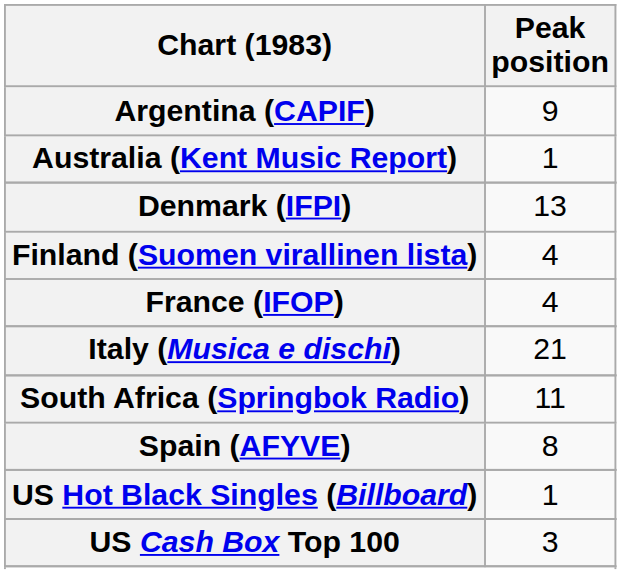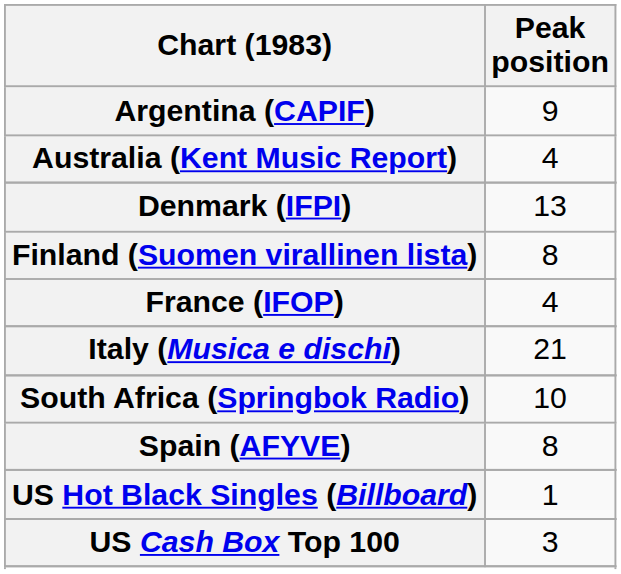(550, 158) 1 -> (550, 158) 4
(550, 254) 4 -> (550, 254) 8
(550, 398) 11 -> (550, 398) 10
